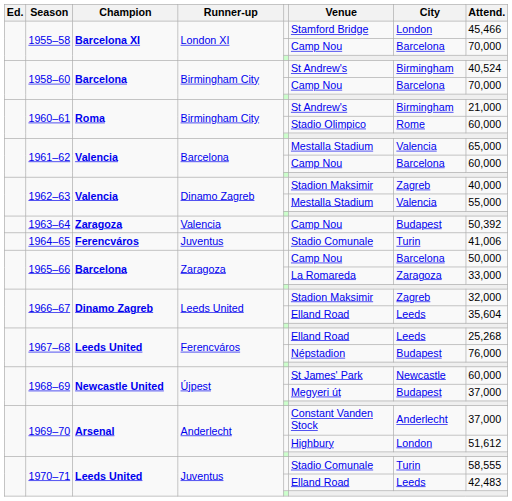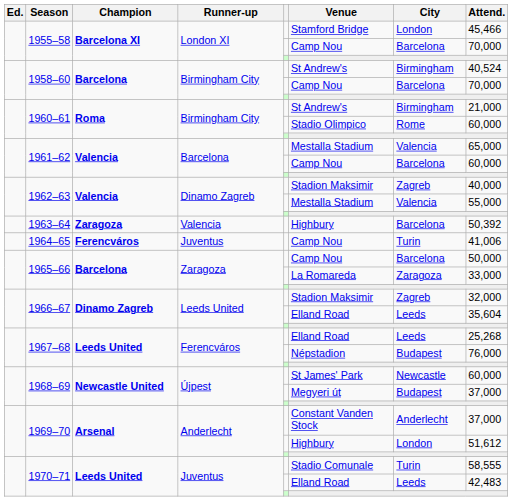(317, 224) Camp Nou -> (312, 224) Highbury
(419, 224) Budapest -> (421, 224) Barcelona
(332, 241) Stadio Comunale -> (317, 241) Camp Nou
